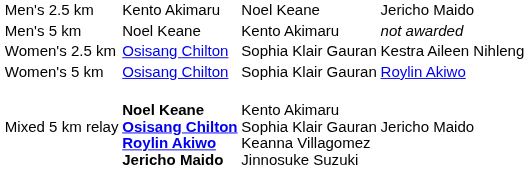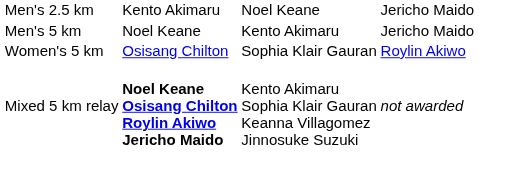(422, 30) not awarded -> (427, 30) Jericho Maido
- row: (60, 51)
(427, 126) Jericho Maido -> (422, 106) not awarded
